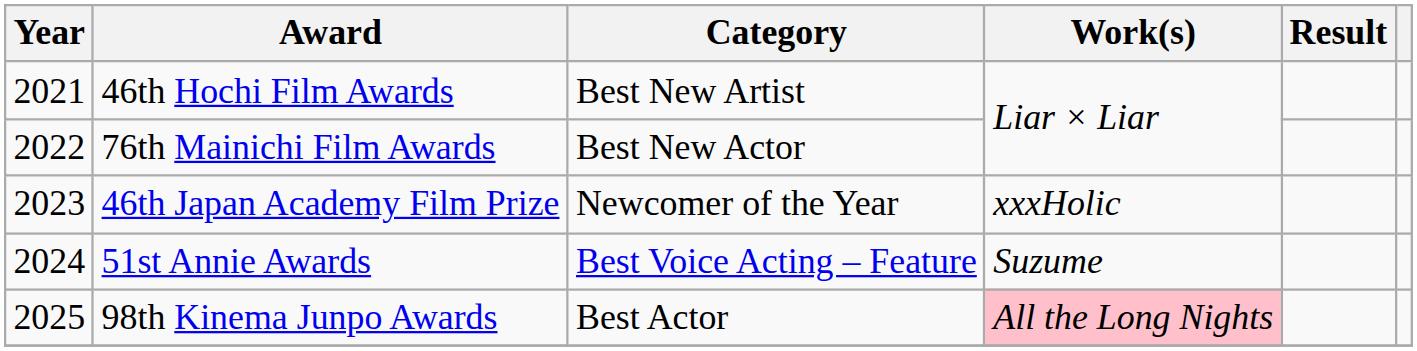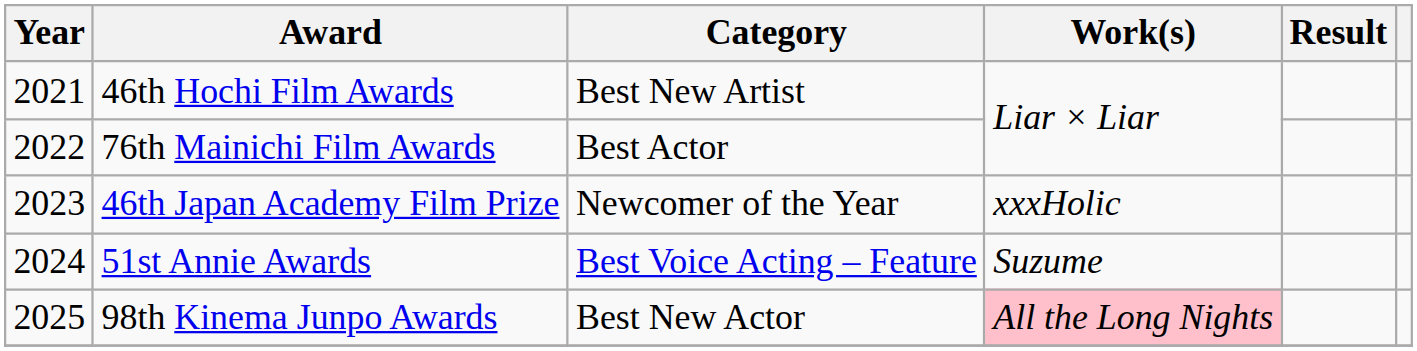(690, 146) Best New Actor -> (652, 146) Best Actor
(652, 317) Best Actor -> (690, 317) Best New Actor
